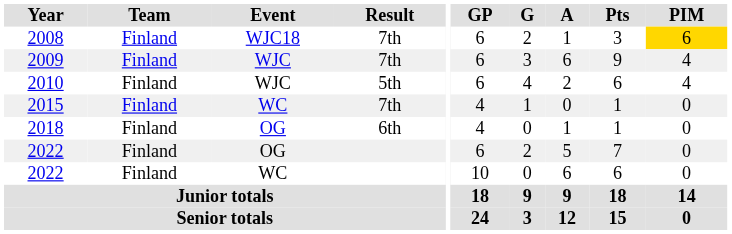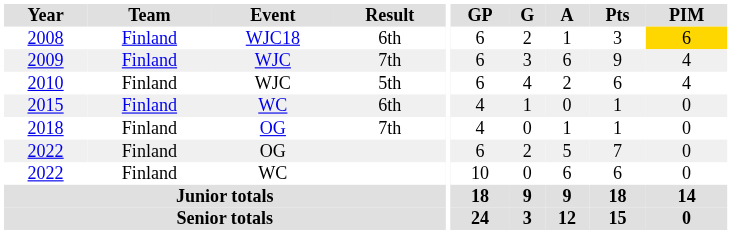(390, 37) 7th -> (390, 37) 6th
(390, 105) 7th -> (390, 105) 6th
(390, 128) 6th -> (390, 128) 7th
